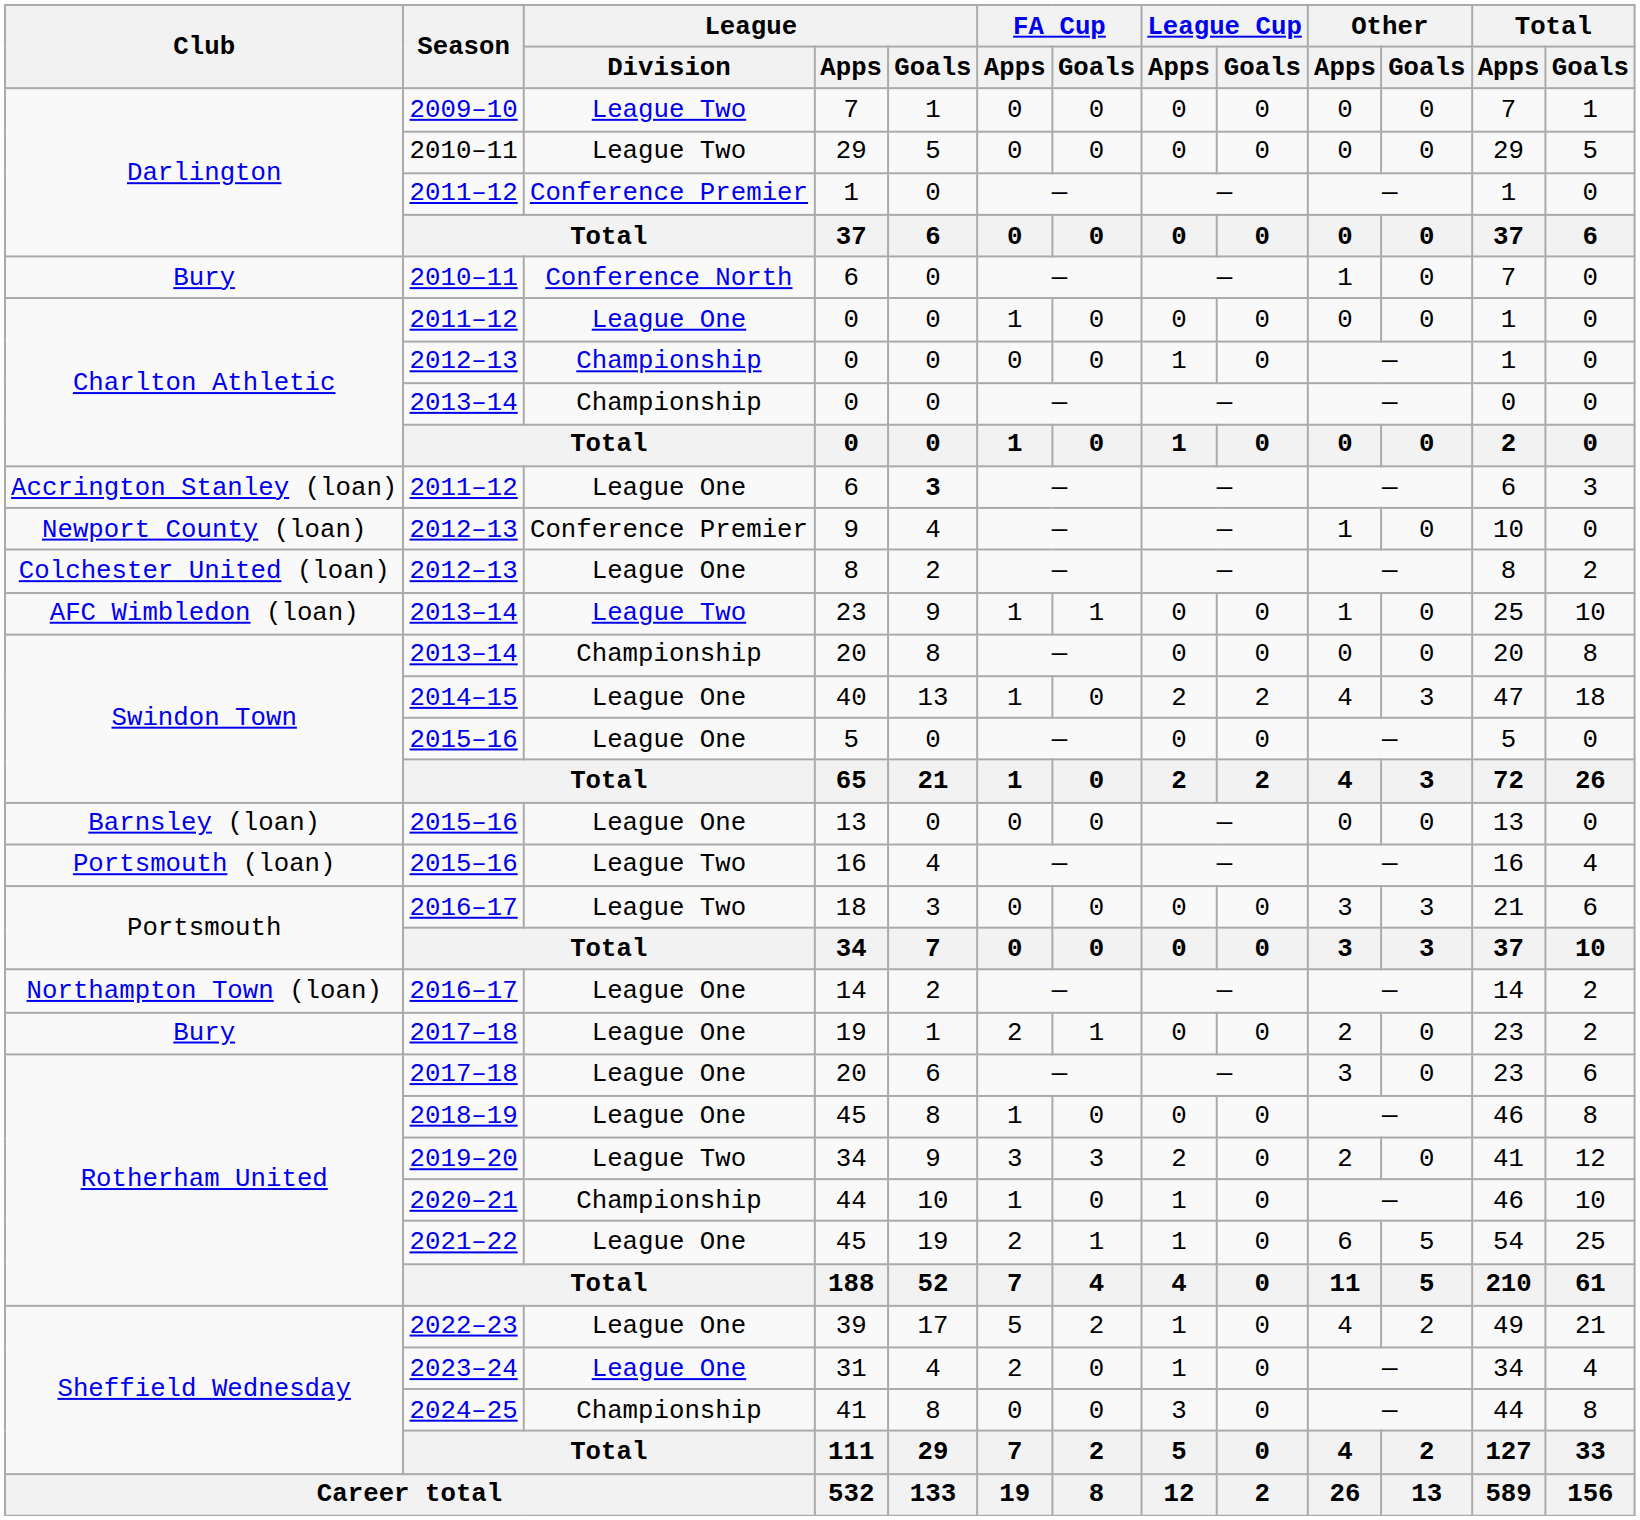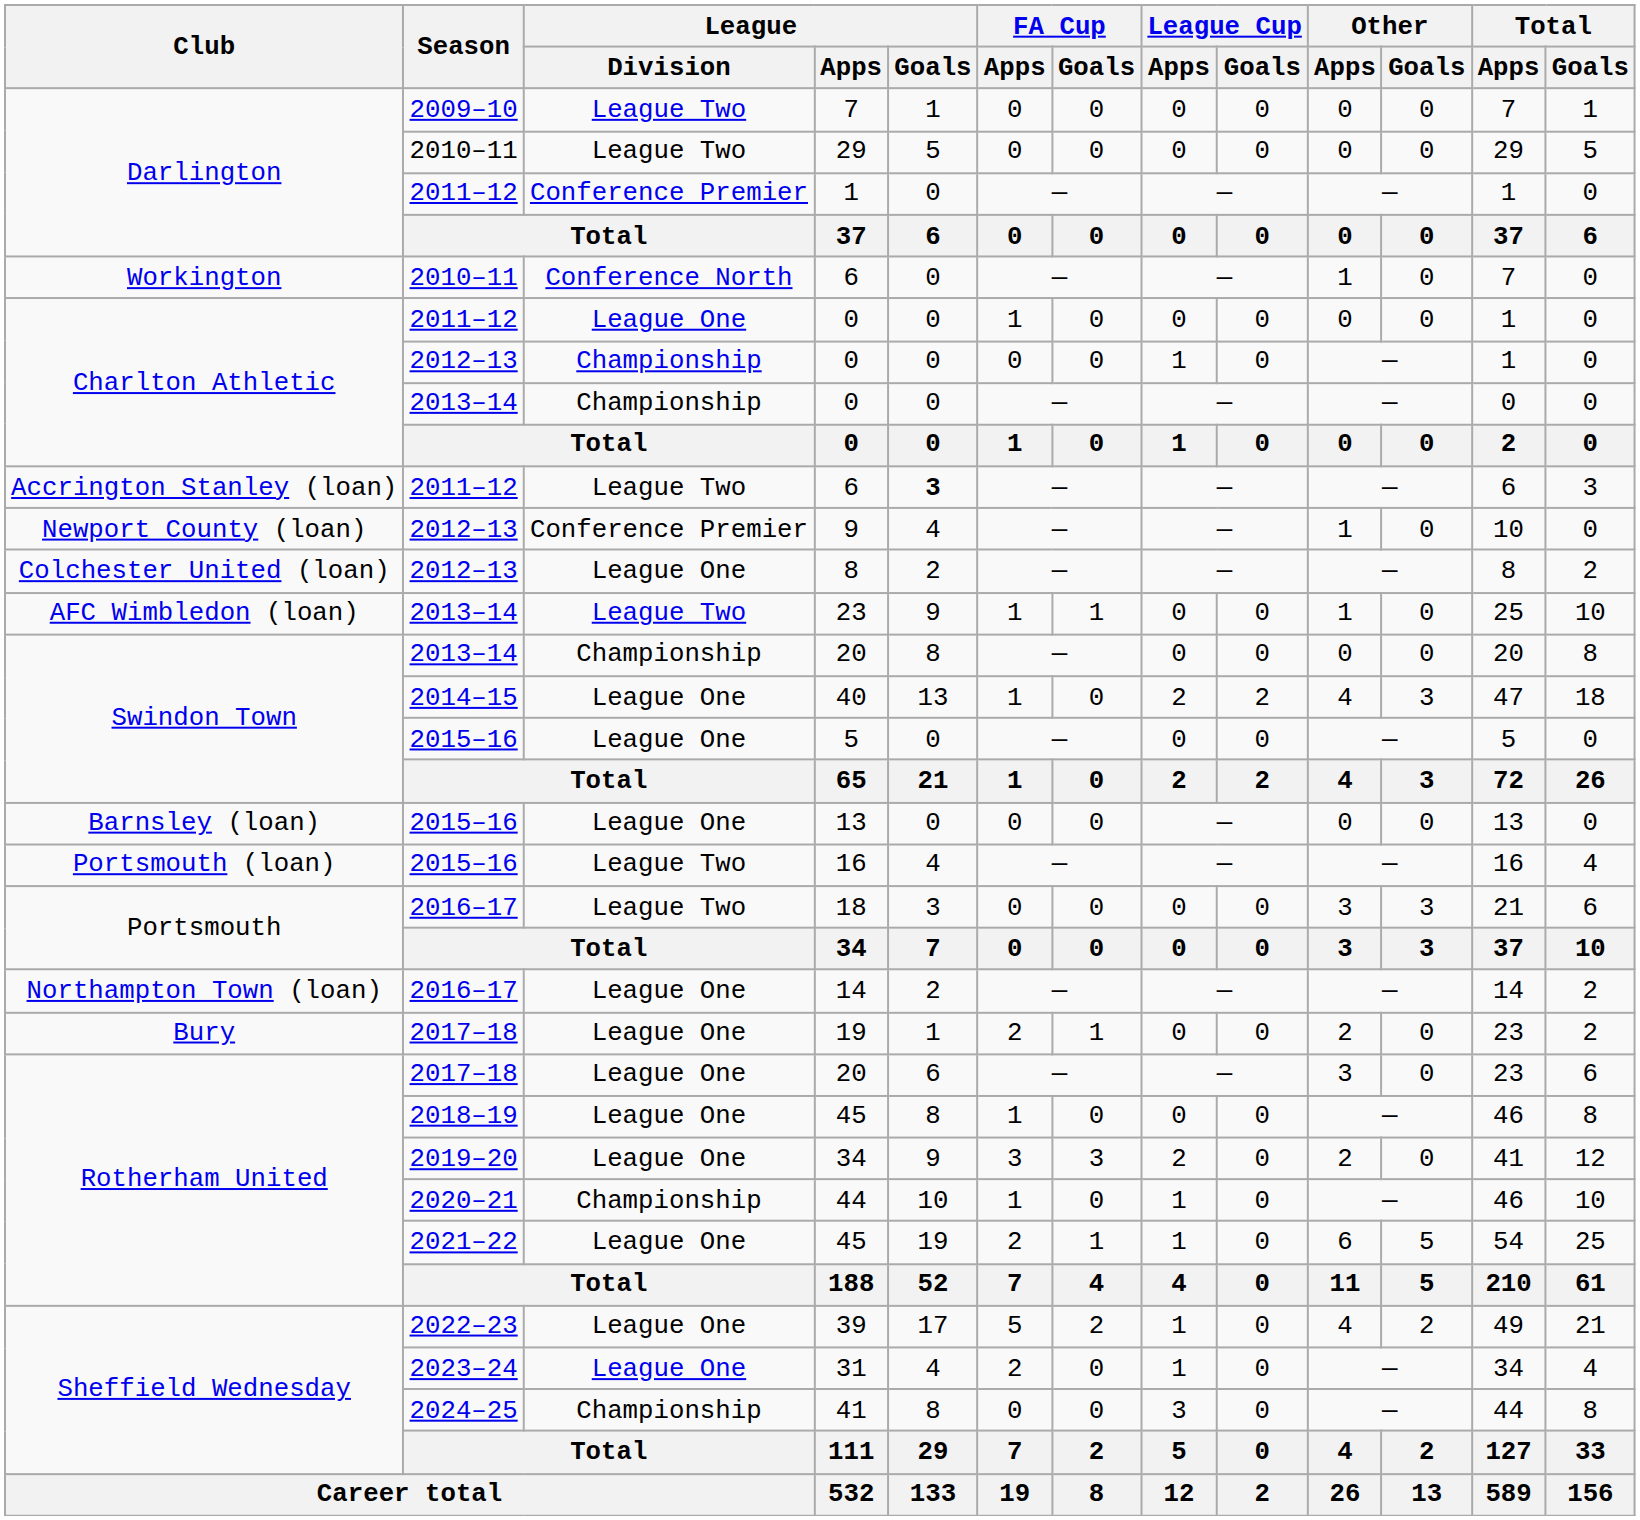(204, 278) Bury -> (204, 278) Workington
(669, 487) League One -> (669, 487) League Two
(669, 1159) League Two -> (669, 1159) League One
